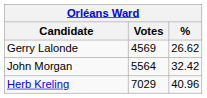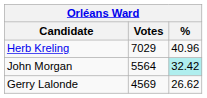rows swapped: (38, 84) <-> (42, 48)
(185, 66) no background -> (185, 66) paleturquoise background
